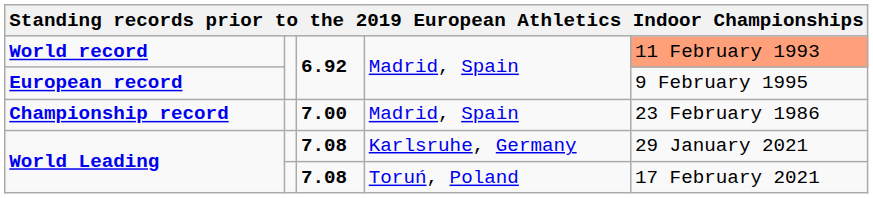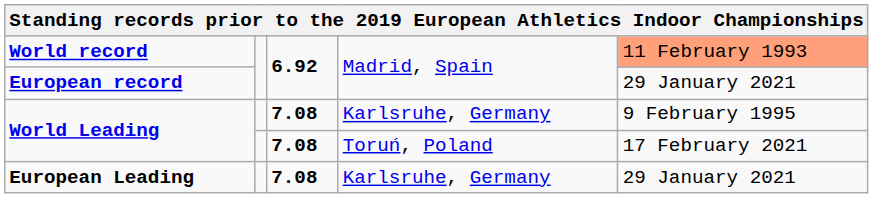(722, 83) 9 February 1995 -> (709, 83) 29 January 2021
- row: (119, 114)
(722, 146) 29 January 2021 -> (709, 114) 9 February 1995
+ row: (102, 177)
